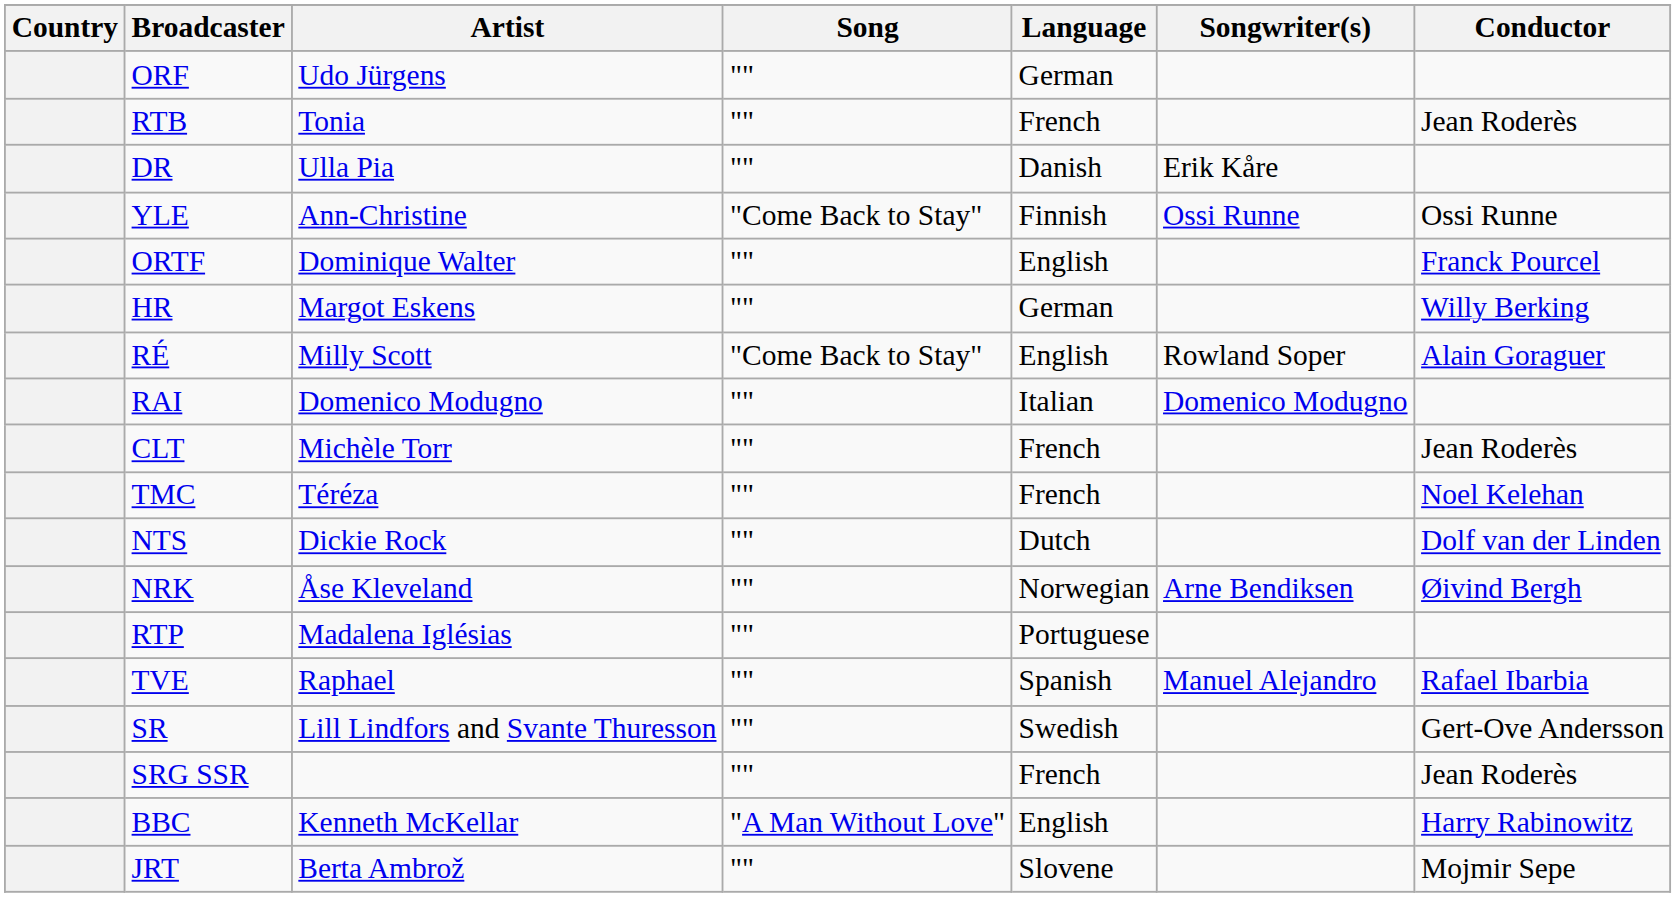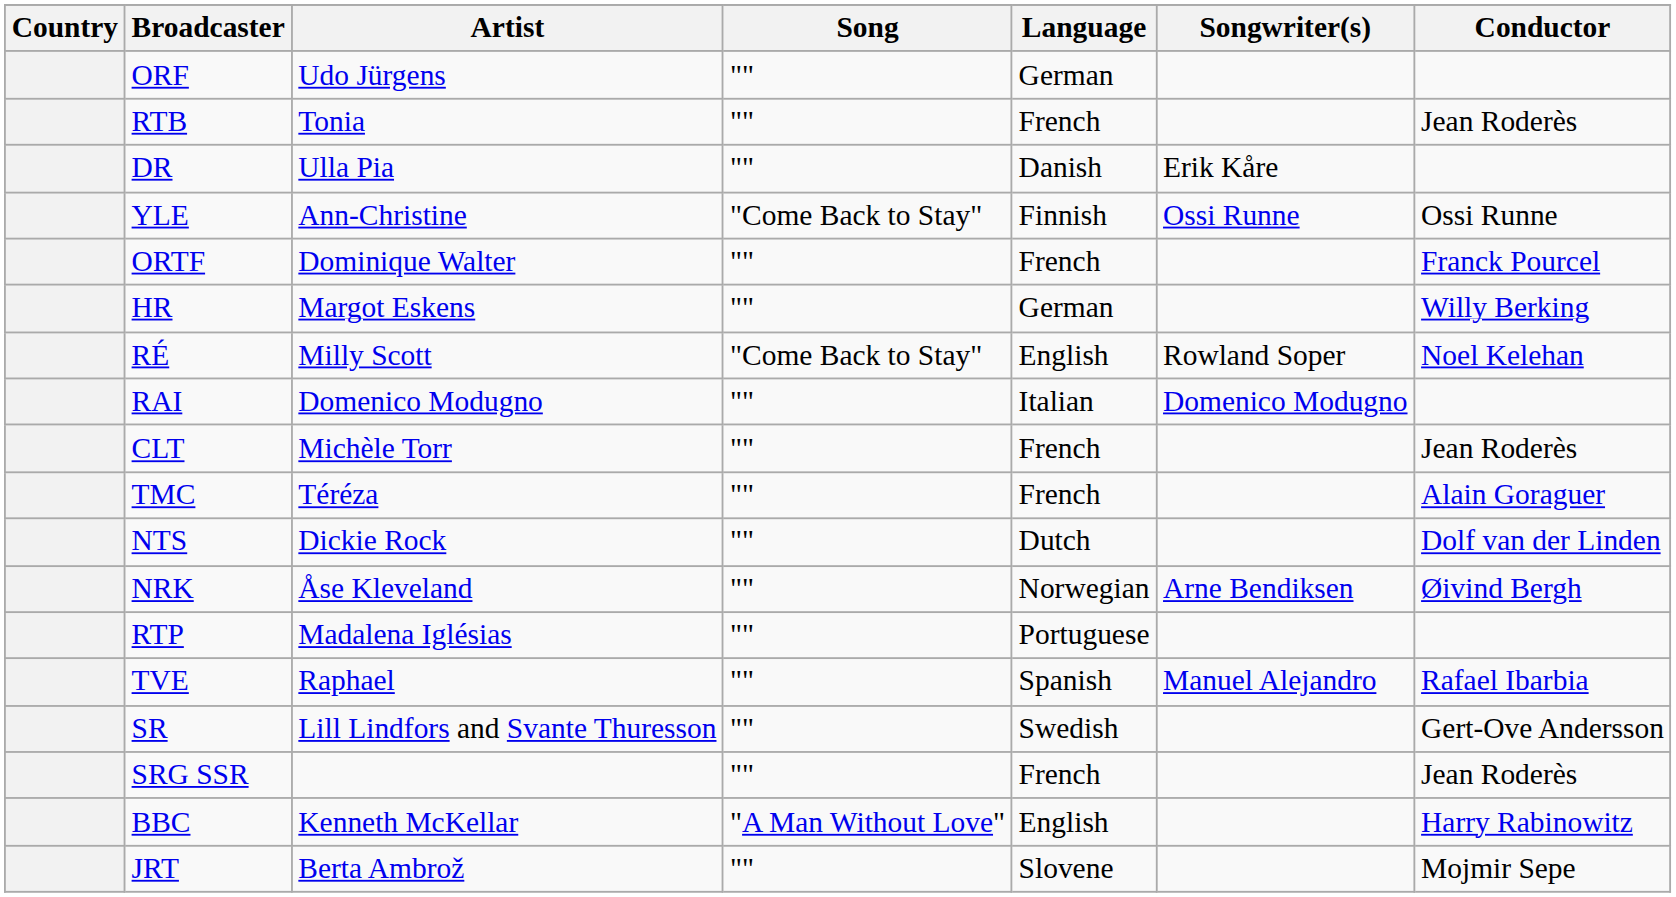(1064, 261) English -> (1059, 261) French
(1513, 354) Alain Goraguer -> (1502, 354) Noel Kelehan
(1502, 494) Noel Kelehan -> (1513, 494) Alain Goraguer
